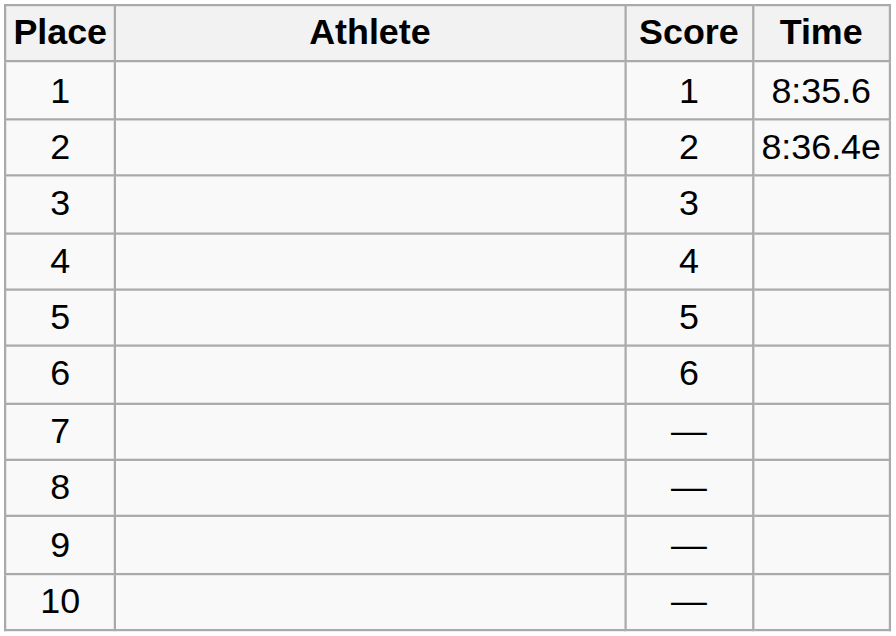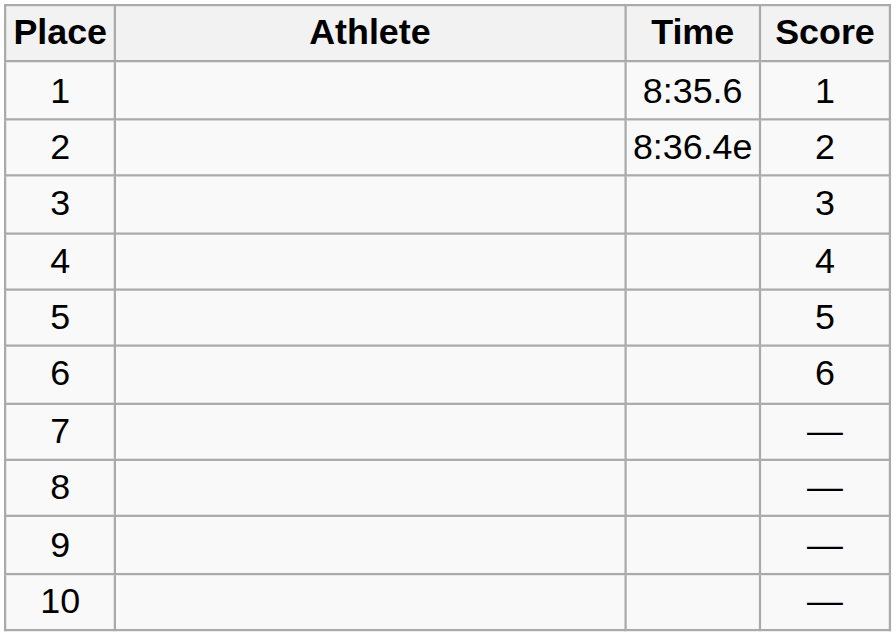columns swapped: (689, 32) <-> (821, 32)
